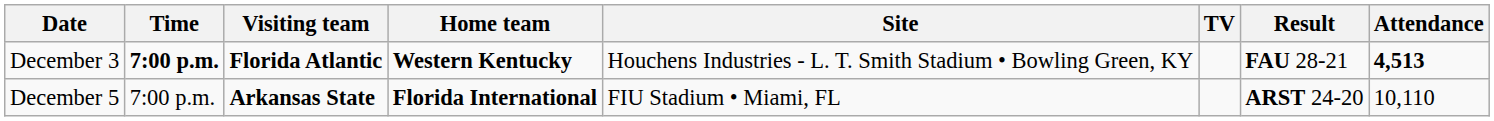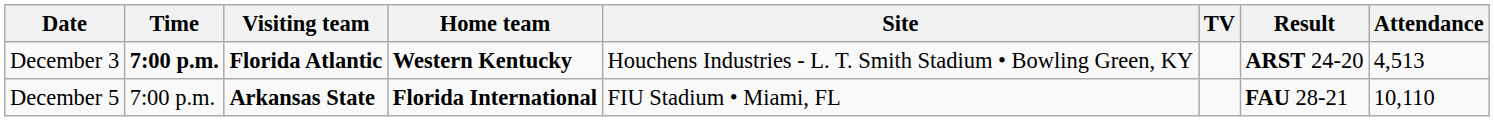(1297, 60) FAU 28-21 -> (1304, 60) ARST 24-20
(1399, 60) bold -> (1399, 60) normal
(1304, 97) ARST 24-20 -> (1297, 97) FAU 28-21
